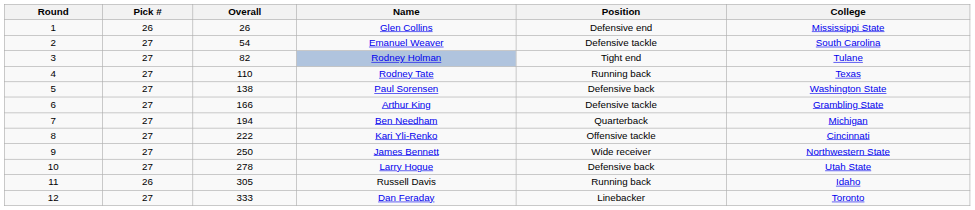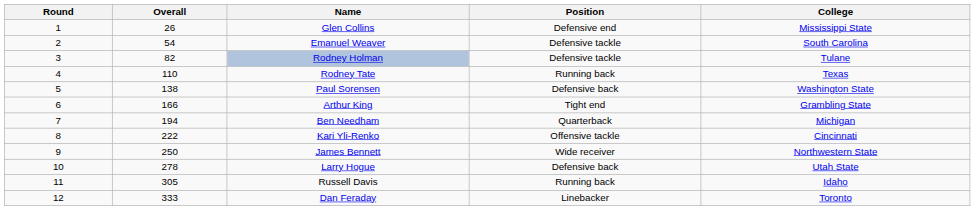- column: (147, 12)
(621, 58) Tight end -> (585, 58) Defensive tackle
(621, 105) Defensive tackle -> (585, 105) Tight end
